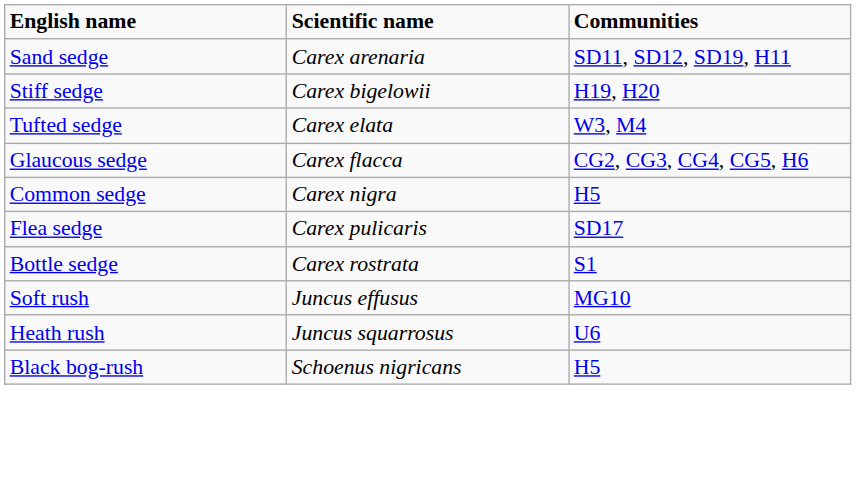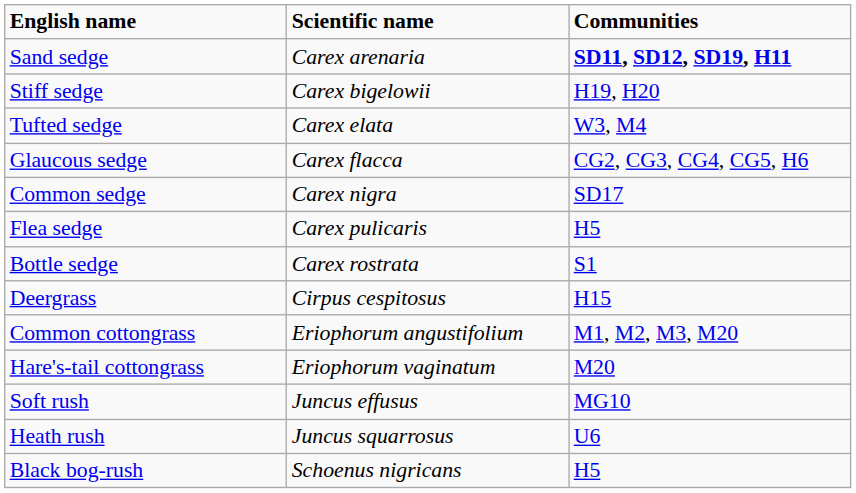(682, 56) normal -> (683, 56) bold
(587, 194) H5 -> (599, 194) SD17
(599, 228) SD17 -> (587, 228) H5
+ row: (53, 297)
+ row: (102, 332)
+ row: (107, 366)
